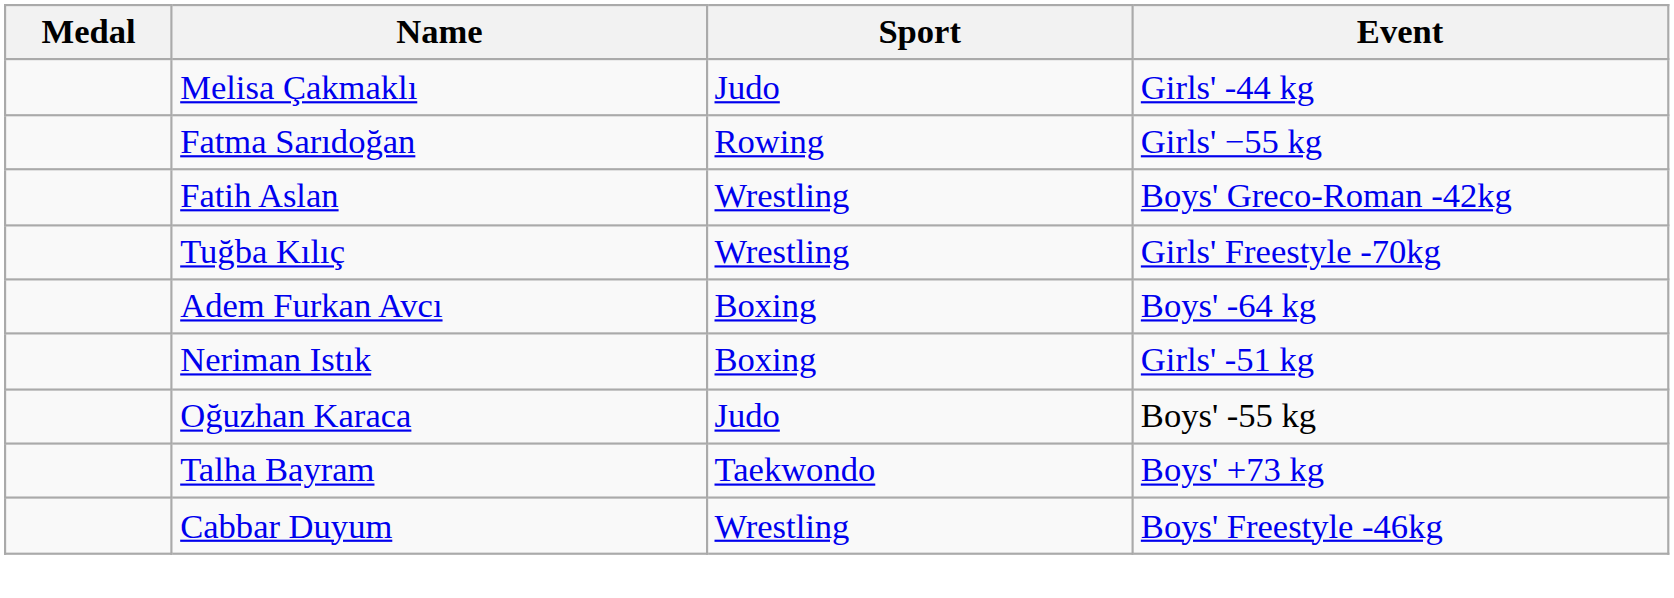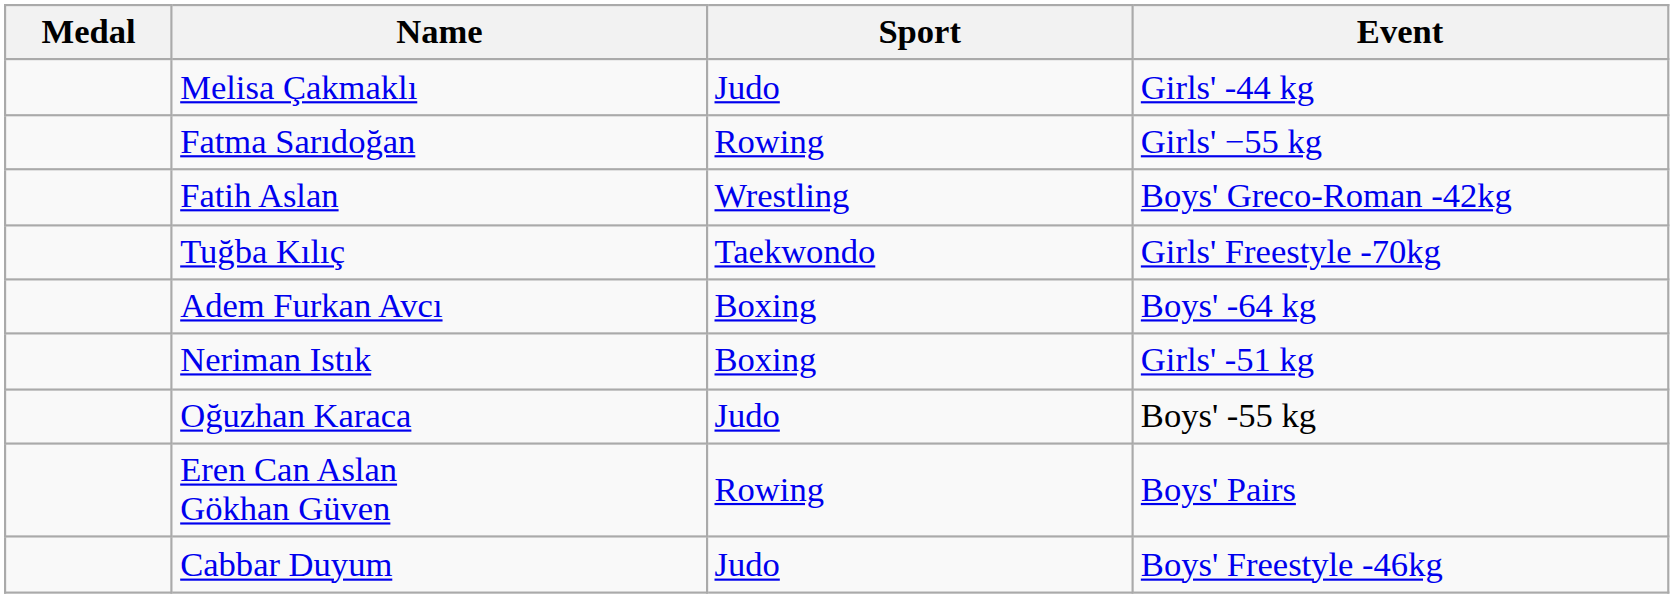(782, 251) Wrestling -> (795, 251) Taekwondo
+ row: (289, 489)
- row: (277, 470)
(782, 525) Wrestling -> (747, 564) Judo
